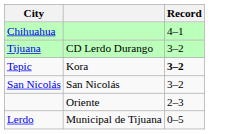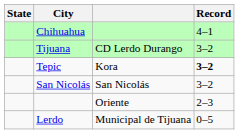+ column: (19, 13)
